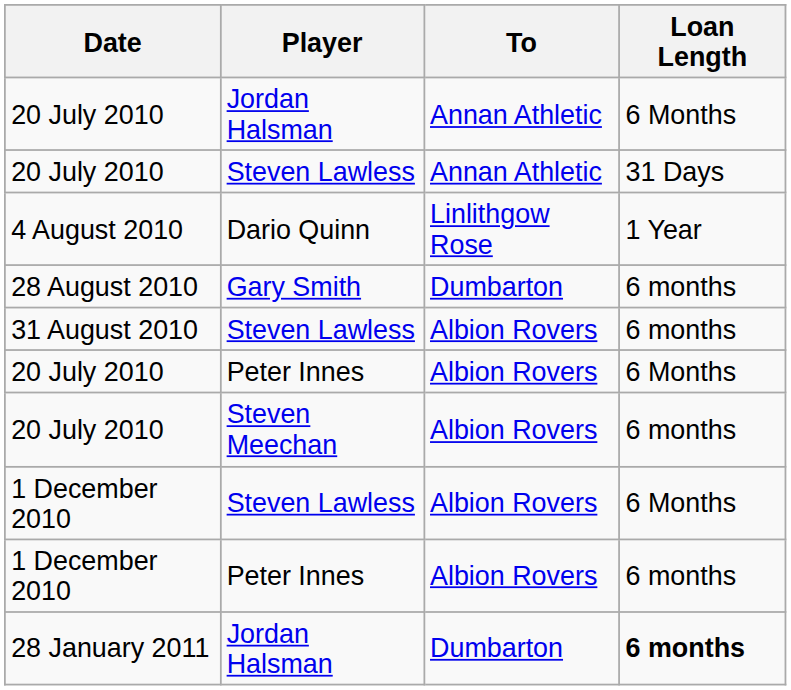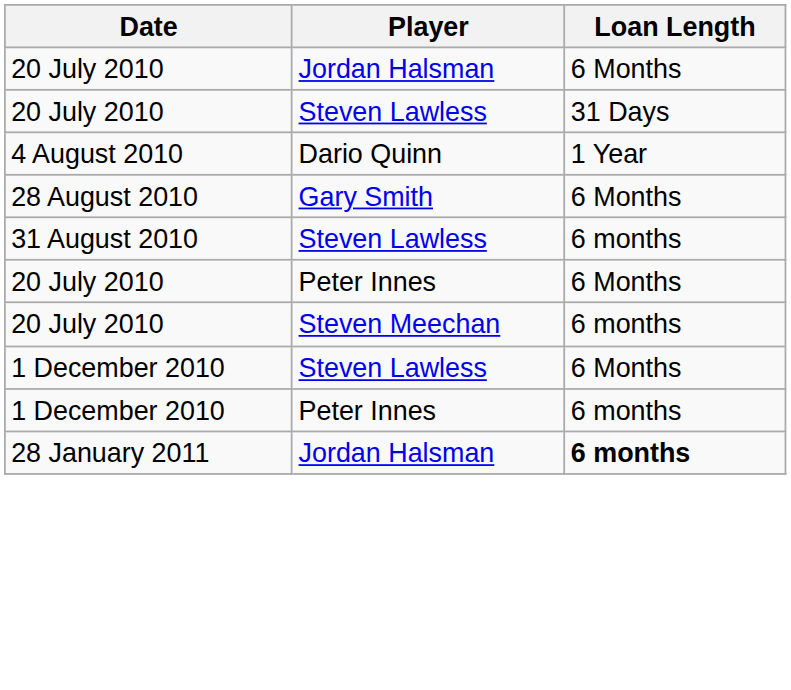- column: (522, 41)
(681, 287) 6 months -> (626, 197) 6 Months
